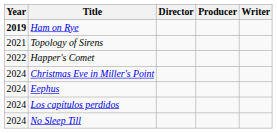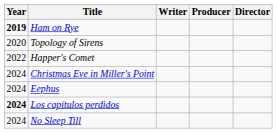columns swapped: (176, 12) <-> (256, 12)
(16, 43) 2021 -> (16, 43) 2020
(16, 105) normal -> (16, 105) bold
